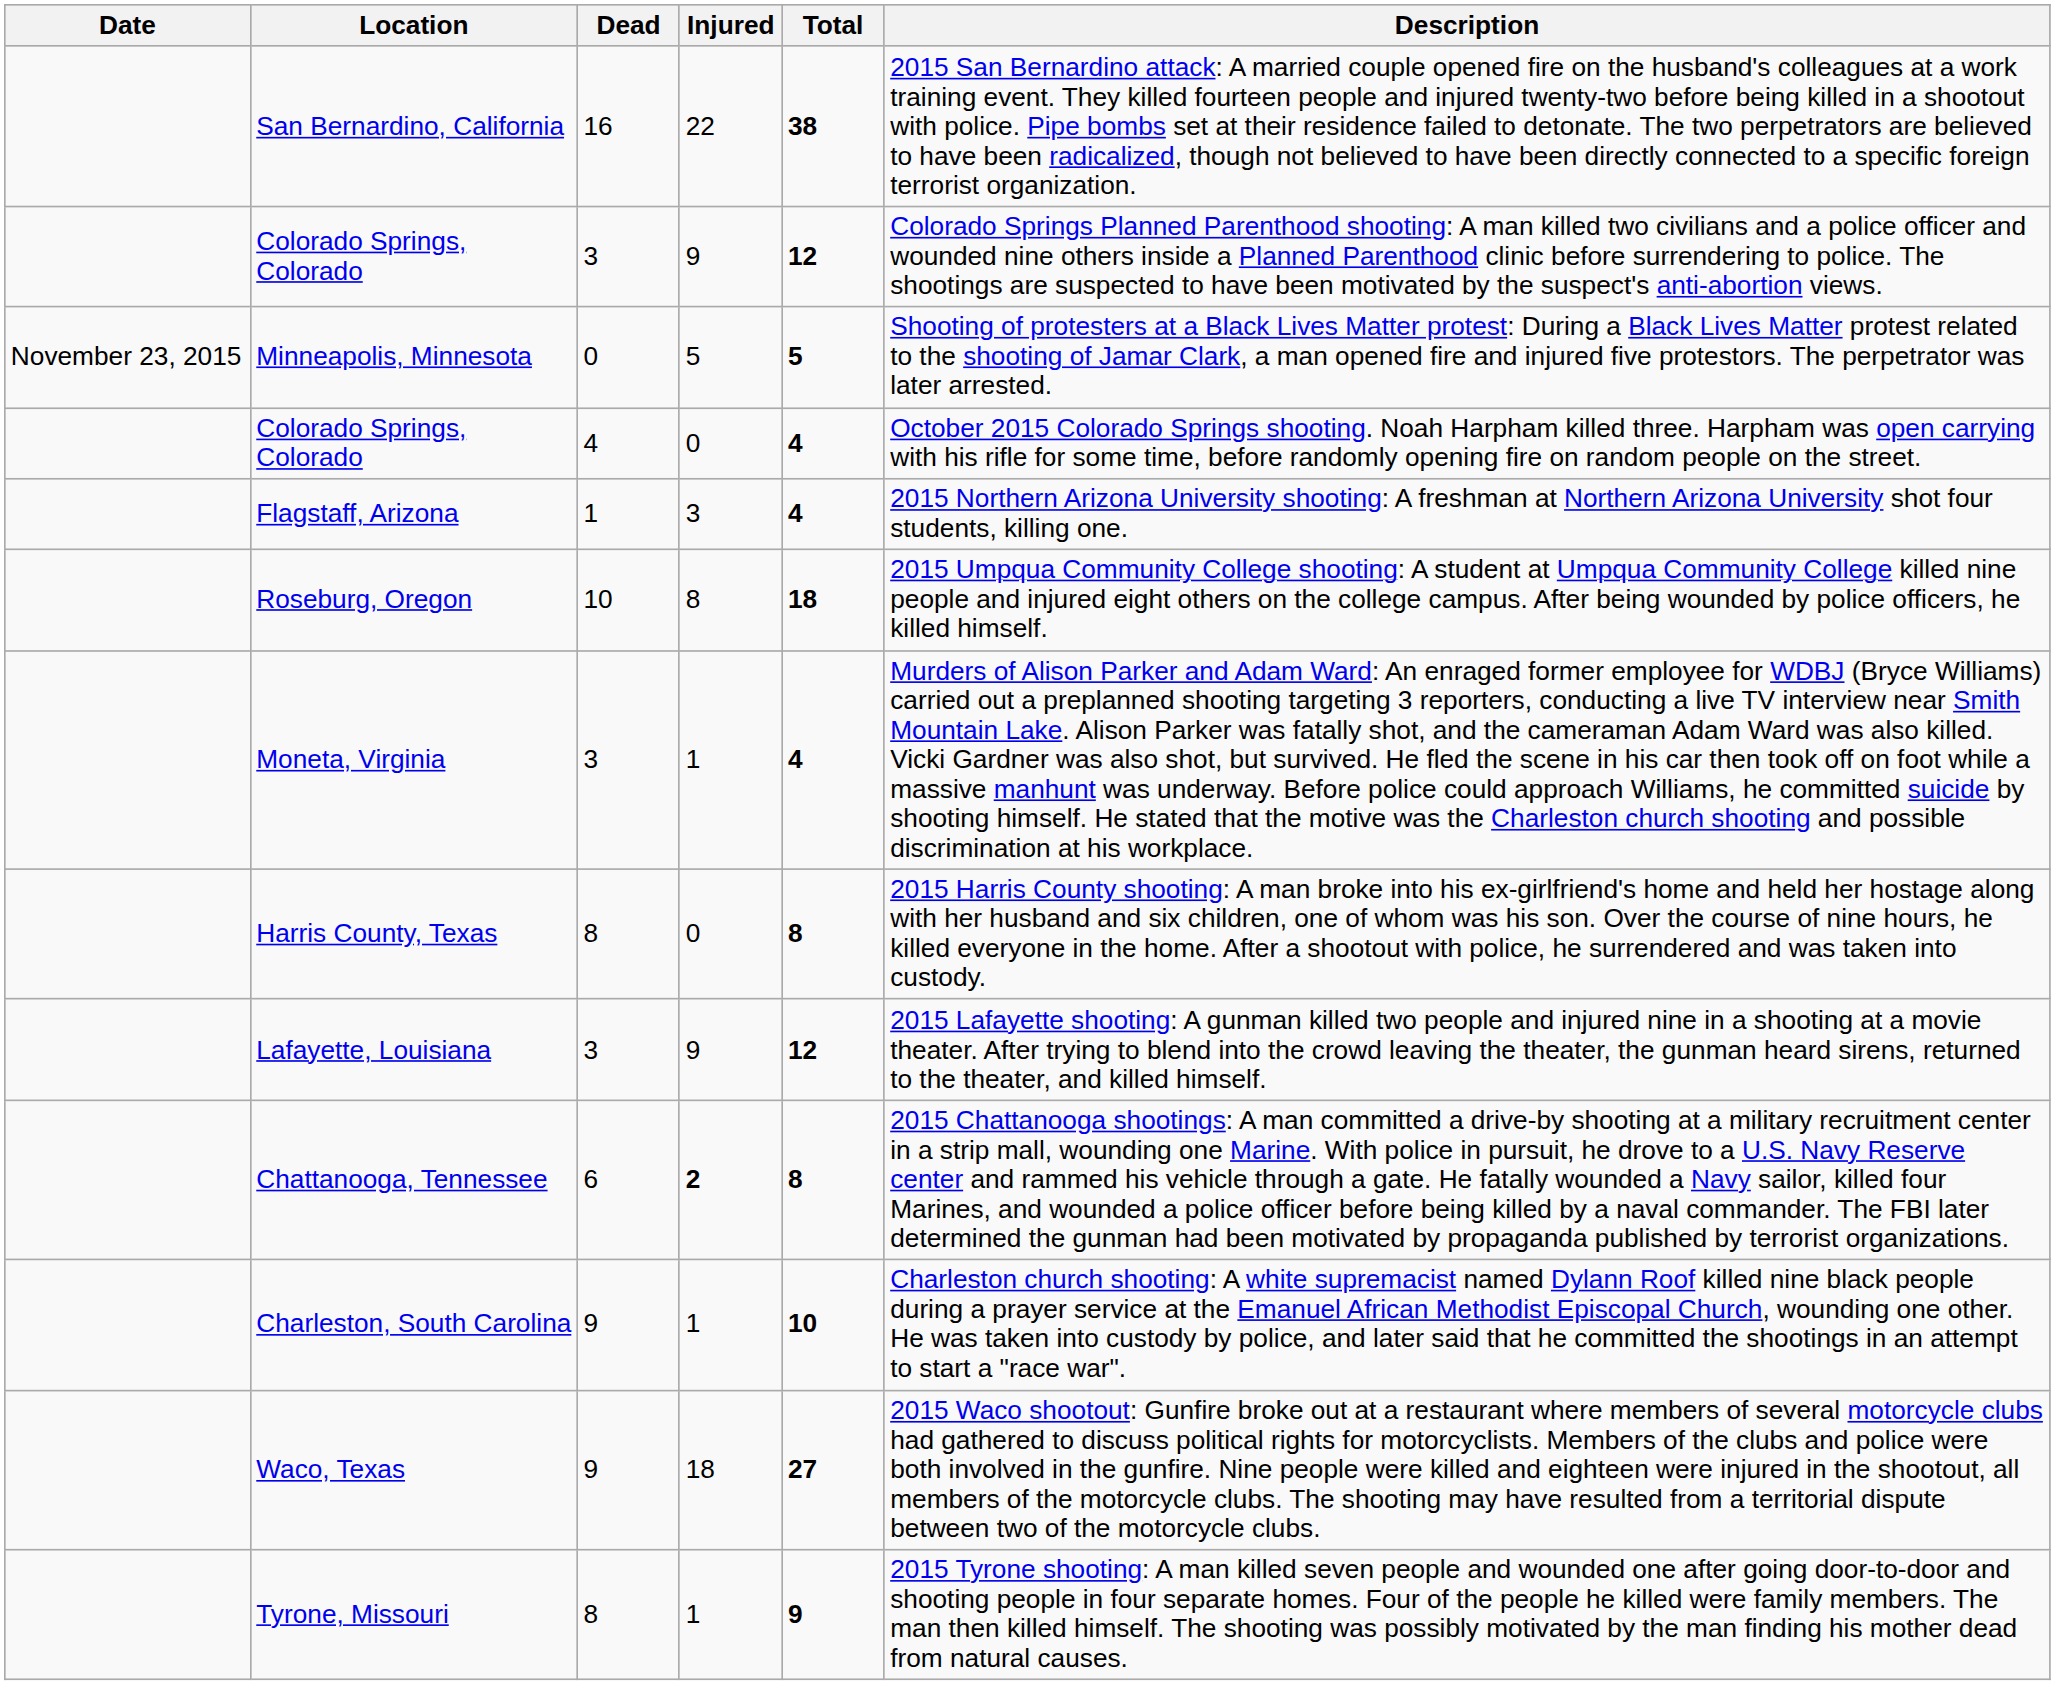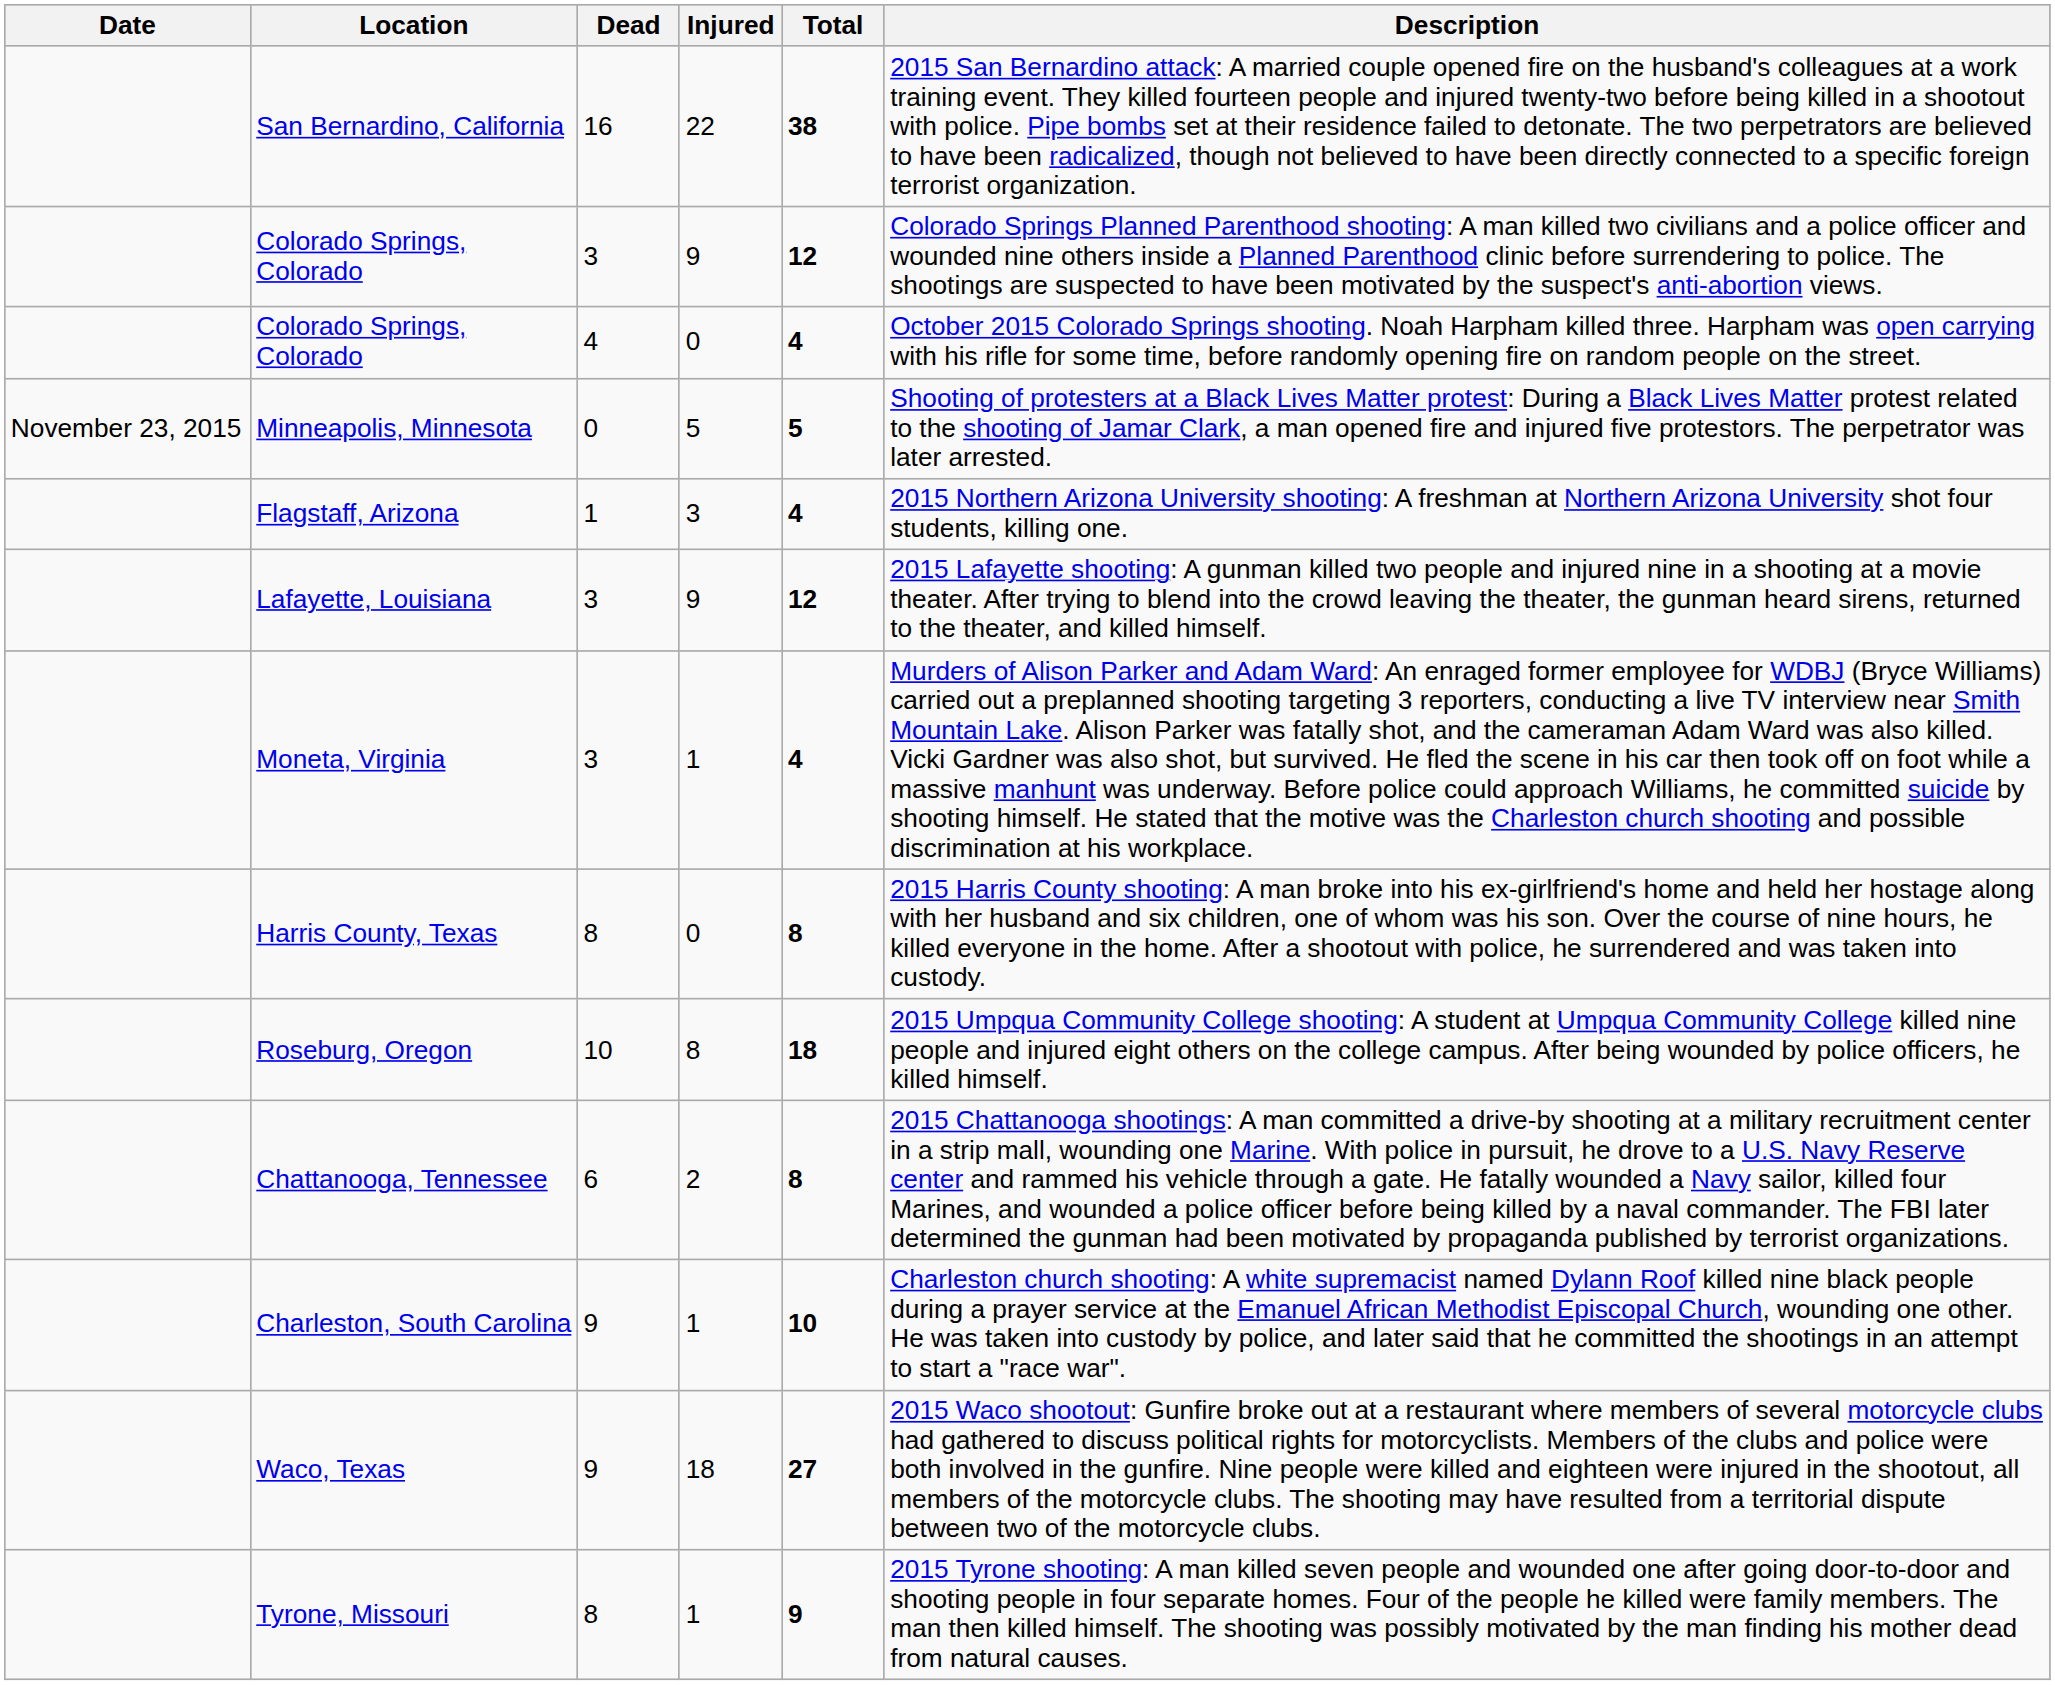rows swapped: (394, 356) <-> (361, 442)
rows swapped: (364, 599) <-> (374, 1049)
(693, 1179) bold -> (693, 1179) normal
